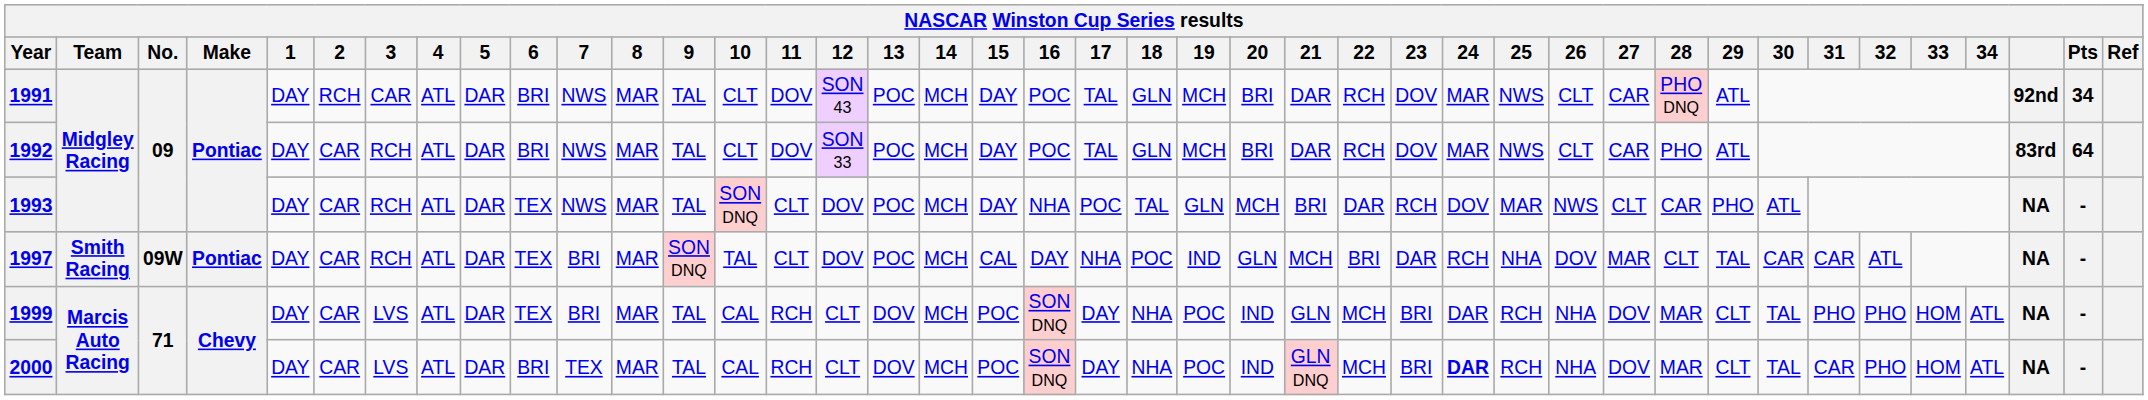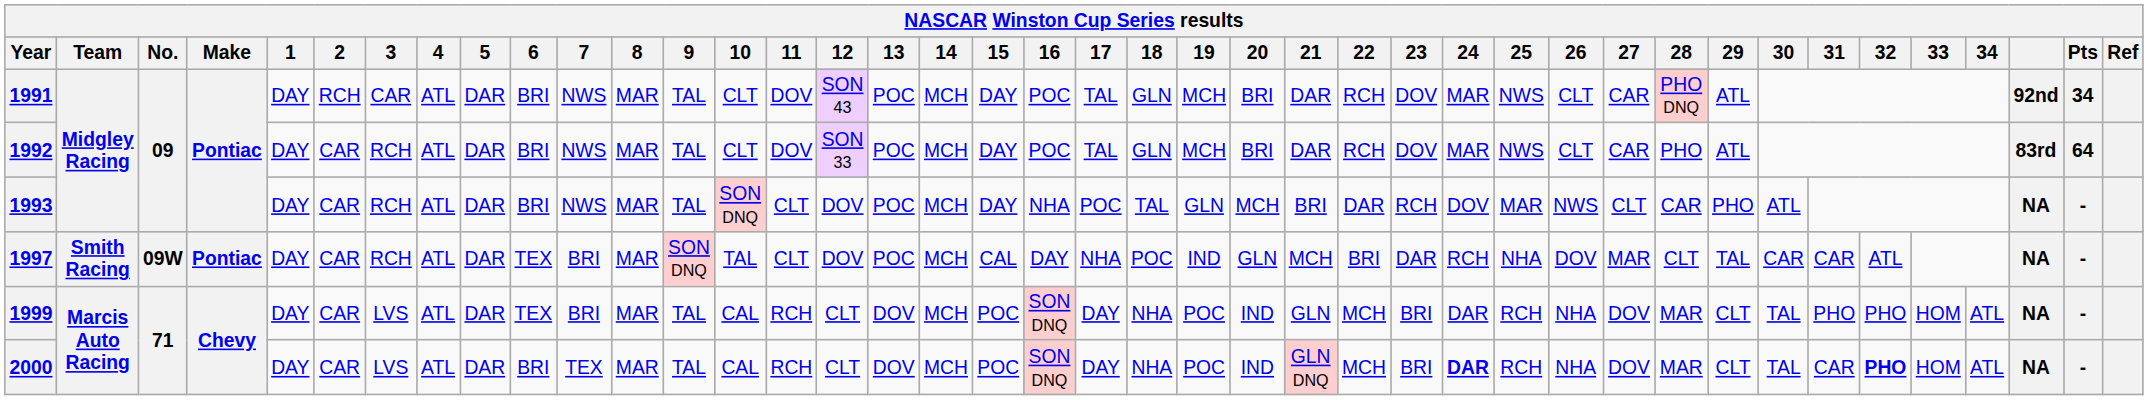(533, 204) TEX -> (533, 204) BRI
(1885, 368) normal -> (1885, 368) bold
